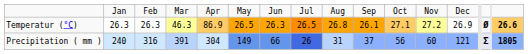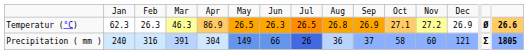(119, 25) 26.3 -> (119, 25) 62.3
(369, 25) 26.1 -> (369, 25) 26.9
(338, 41) 31 -> (338, 41) 36
(400, 41) 56 -> (400, 41) 58
(486, 41) lavender background -> (486, 41) no background
